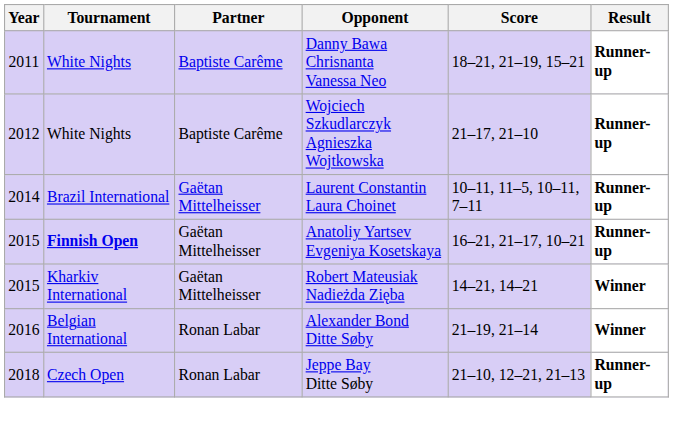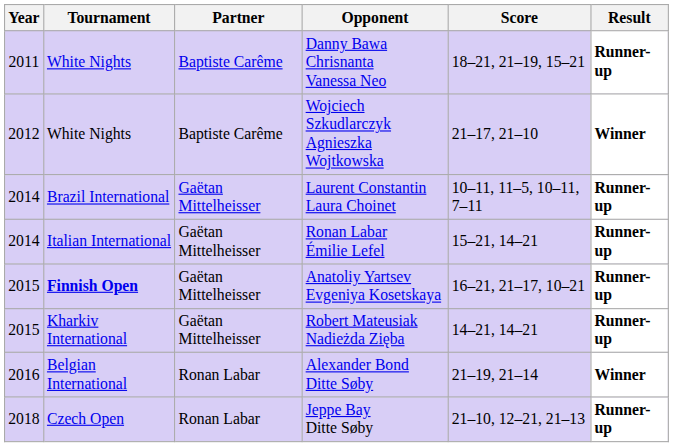(623, 134) Runner-up -> (620, 134) Winner
+ row: (346, 241)
(620, 286) Winner -> (623, 330) Runner-up
